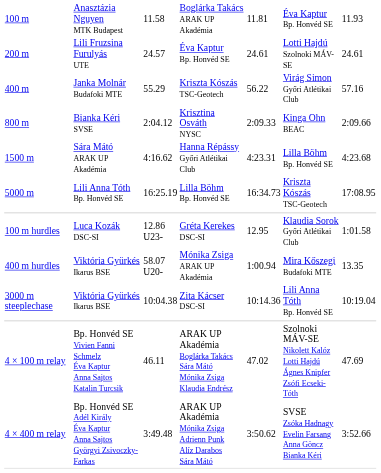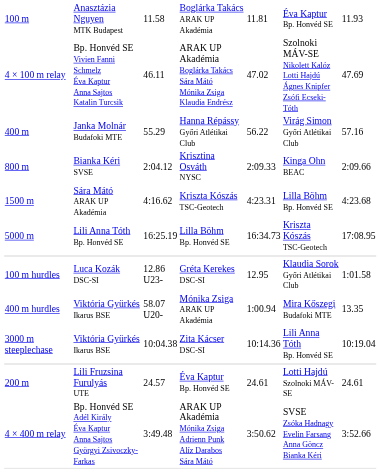rows swapped: (17, 54) <-> (35, 361)
(209, 88) Kriszta Kószás TSC-Geotech -> (209, 132) Hanna Répássy Győri Atlétikai Club
(209, 158) Hanna Répássy Győri Atlétikai Club -> (209, 201) Kriszta Kószás TSC-Geotech
